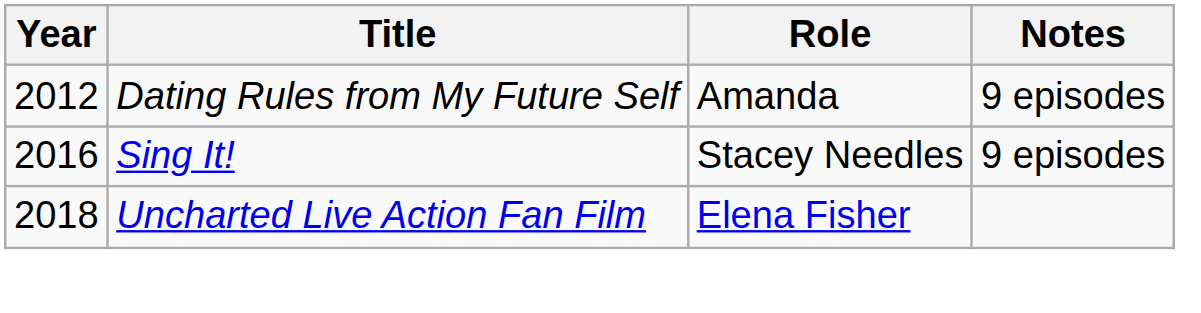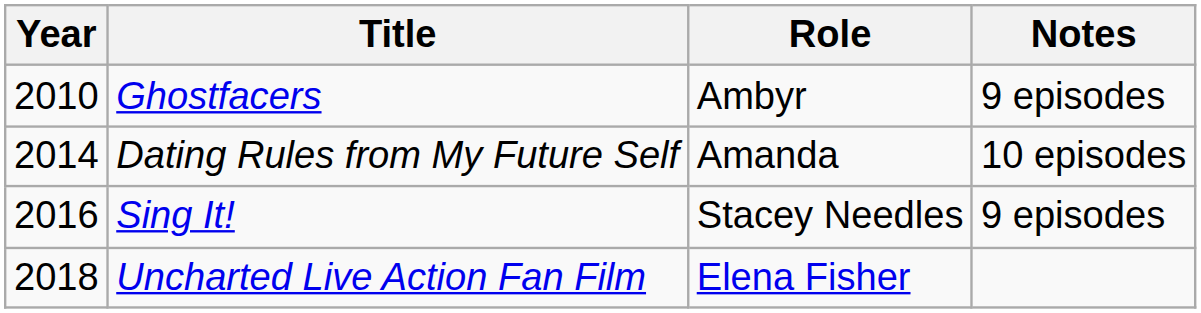+ row: (219, 95)
(56, 95) 2012 -> (56, 155) 2014
(1073, 95) 9 episodes -> (1084, 155) 10 episodes
